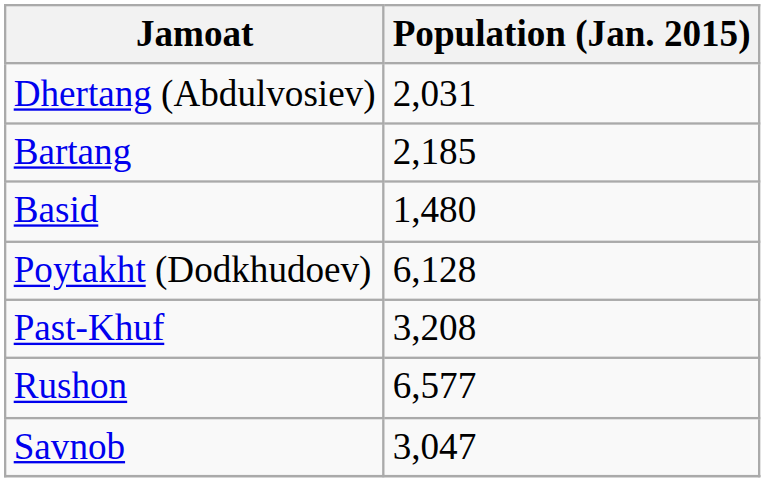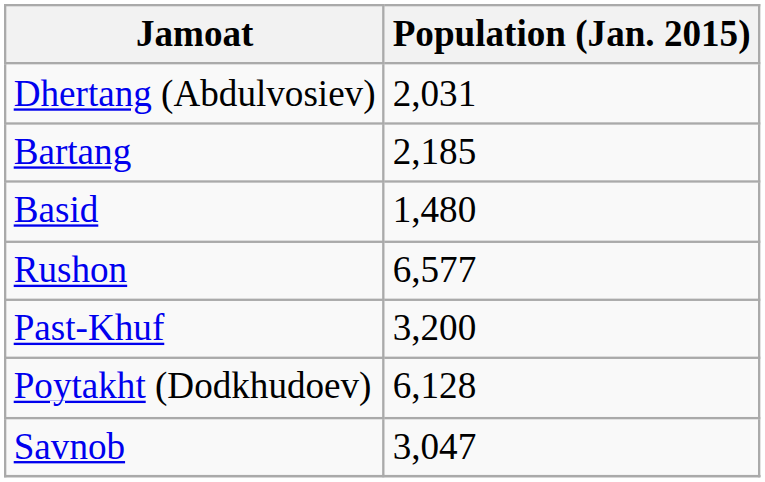rows swapped: (193, 269) <-> (70, 387)
(434, 328) 3,208 -> (434, 328) 3,200
